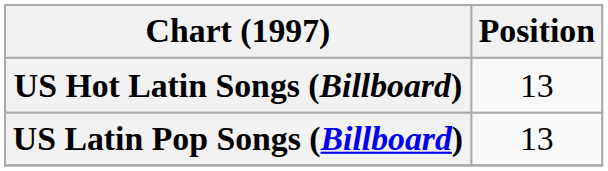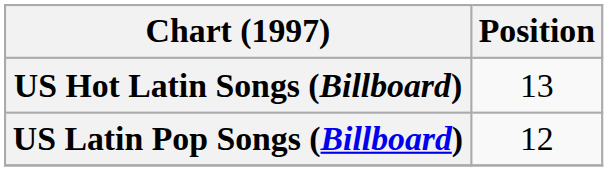(537, 138) 13 -> (537, 138) 12
